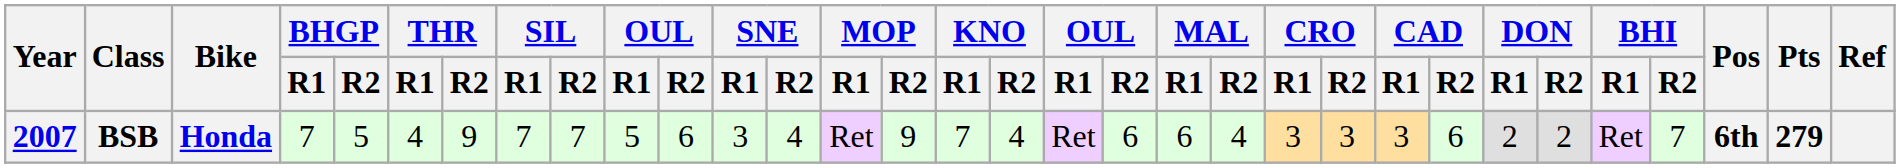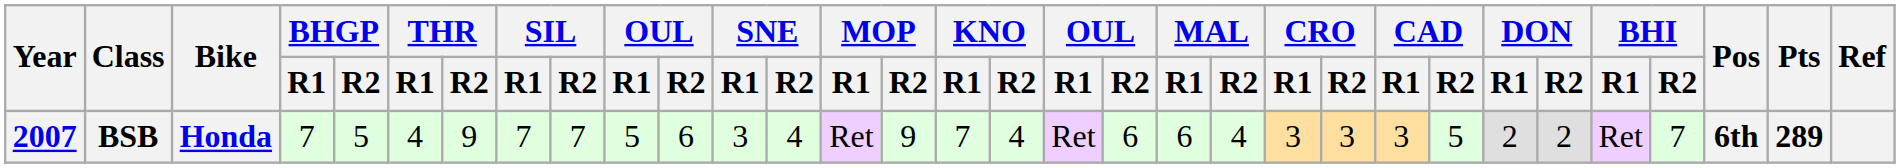(1455, 135) 6 -> (1455, 135) 5
(1799, 135) 279 -> (1799, 135) 289
